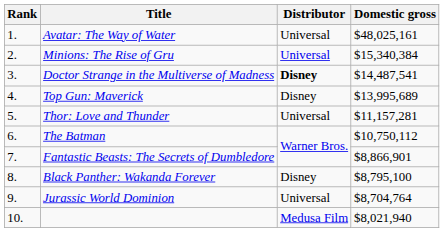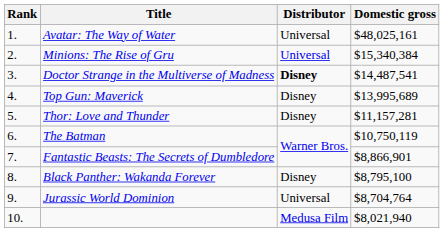(305, 116) Universal -> (298, 116) Disney
(386, 136) $10,750,112 -> (386, 136) $10,750,119
